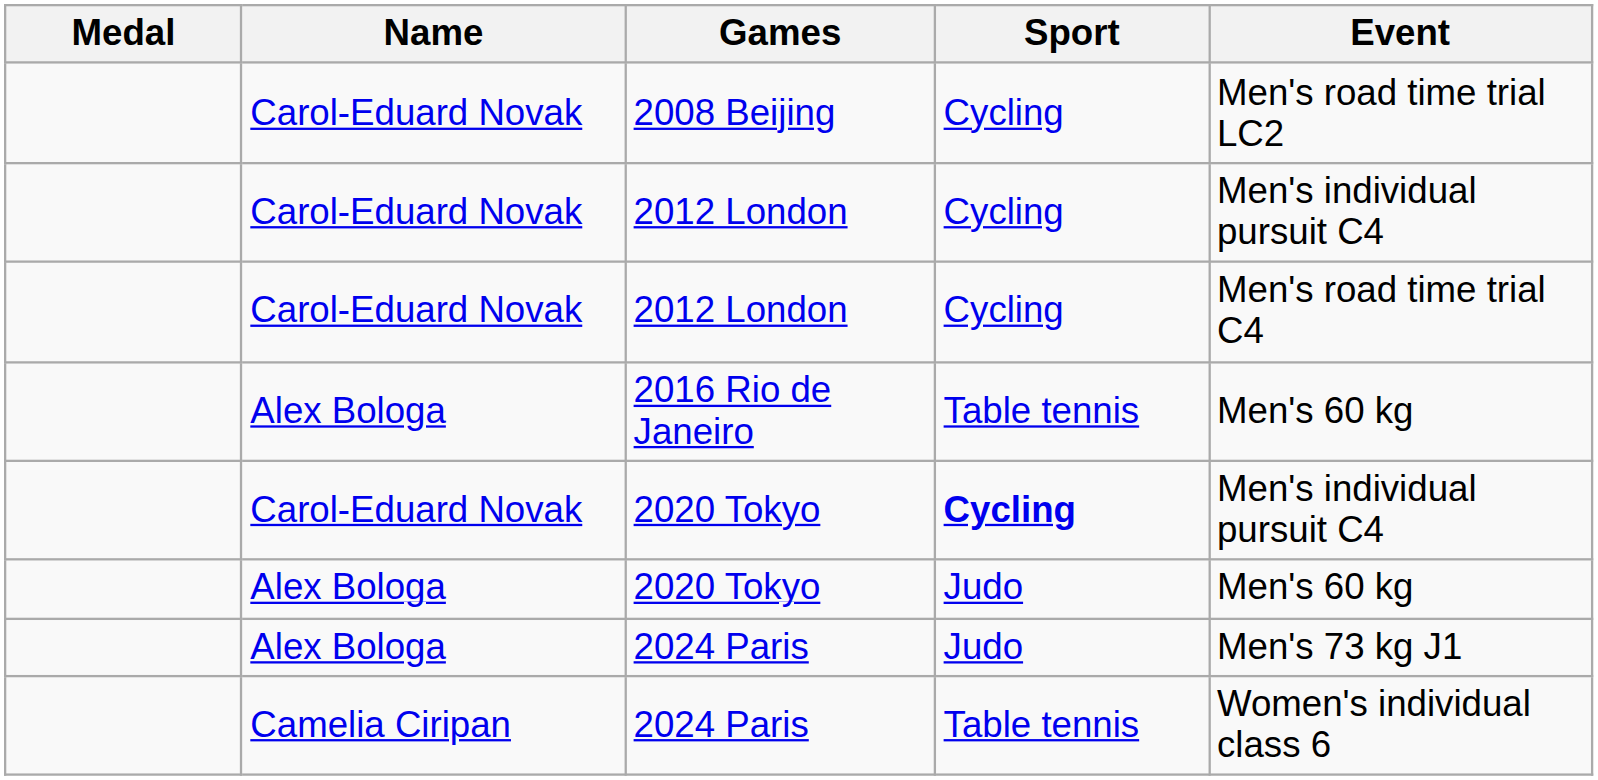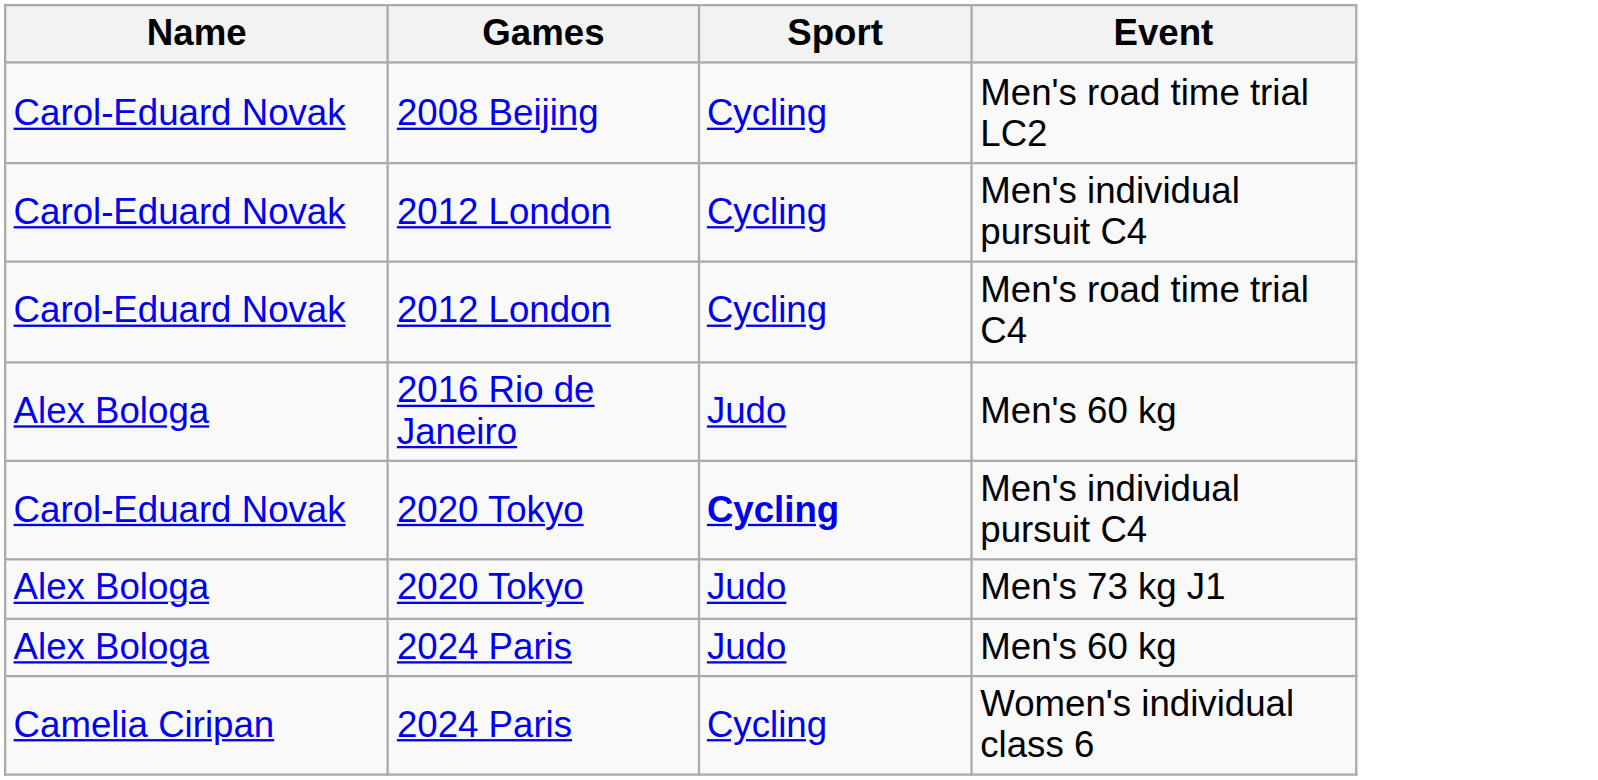- column: (124, 33)
(1041, 410) Table tennis -> (747, 410) Judo
(1315, 588) Men's 60 kg -> (1103, 588) Men's 73 kg J1
(1340, 646) Men's 73 kg J1 -> (1078, 646) Men's 60 kg
(1041, 725) Table tennis -> (767, 725) Cycling
